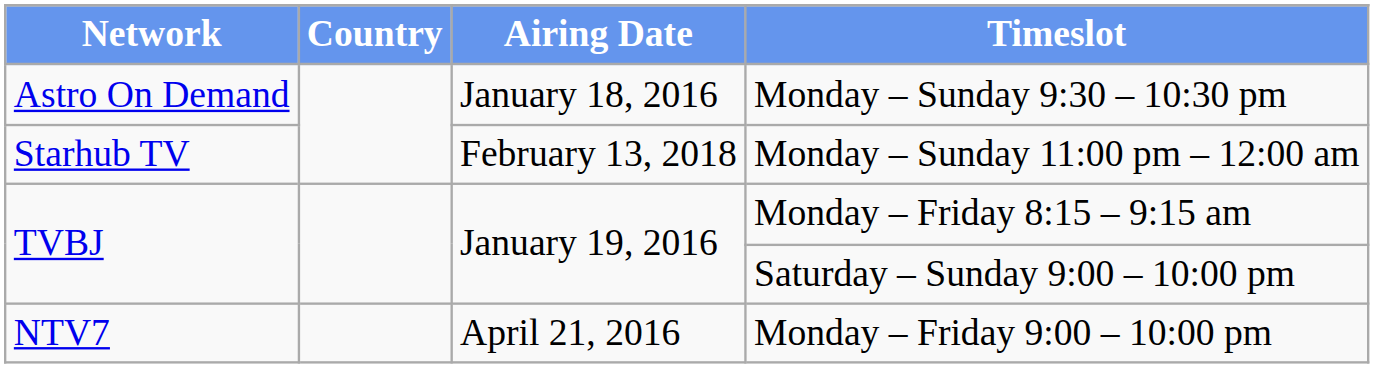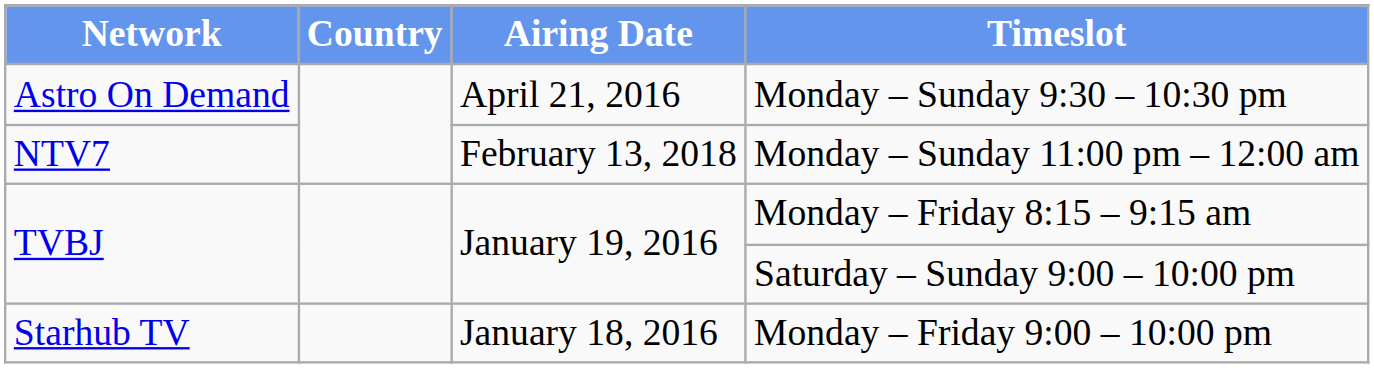(589, 93) January 18, 2016 -> (570, 93) April 21, 2016
(102, 153) Starhub TV -> (62, 153) NTV7
(62, 332) NTV7 -> (102, 332) Starhub TV
(570, 332) April 21, 2016 -> (589, 332) January 18, 2016
